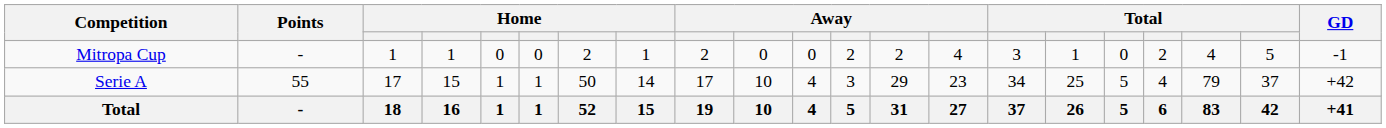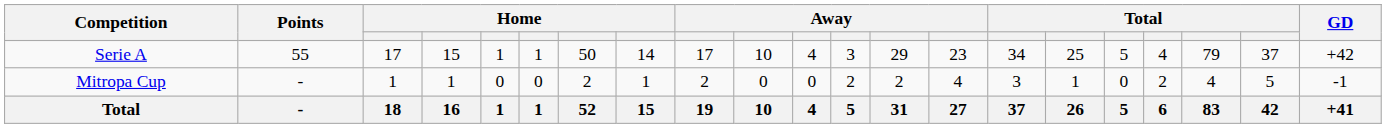rows swapped: (121, 81) <-> (121, 54)
